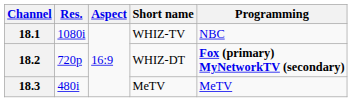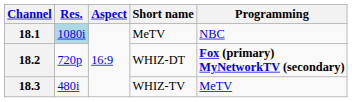(71, 33) no background -> (71, 33) lightblue background
(159, 33) WHIZ-TV -> (149, 33) MeTV
(149, 86) MeTV -> (159, 86) WHIZ-TV
